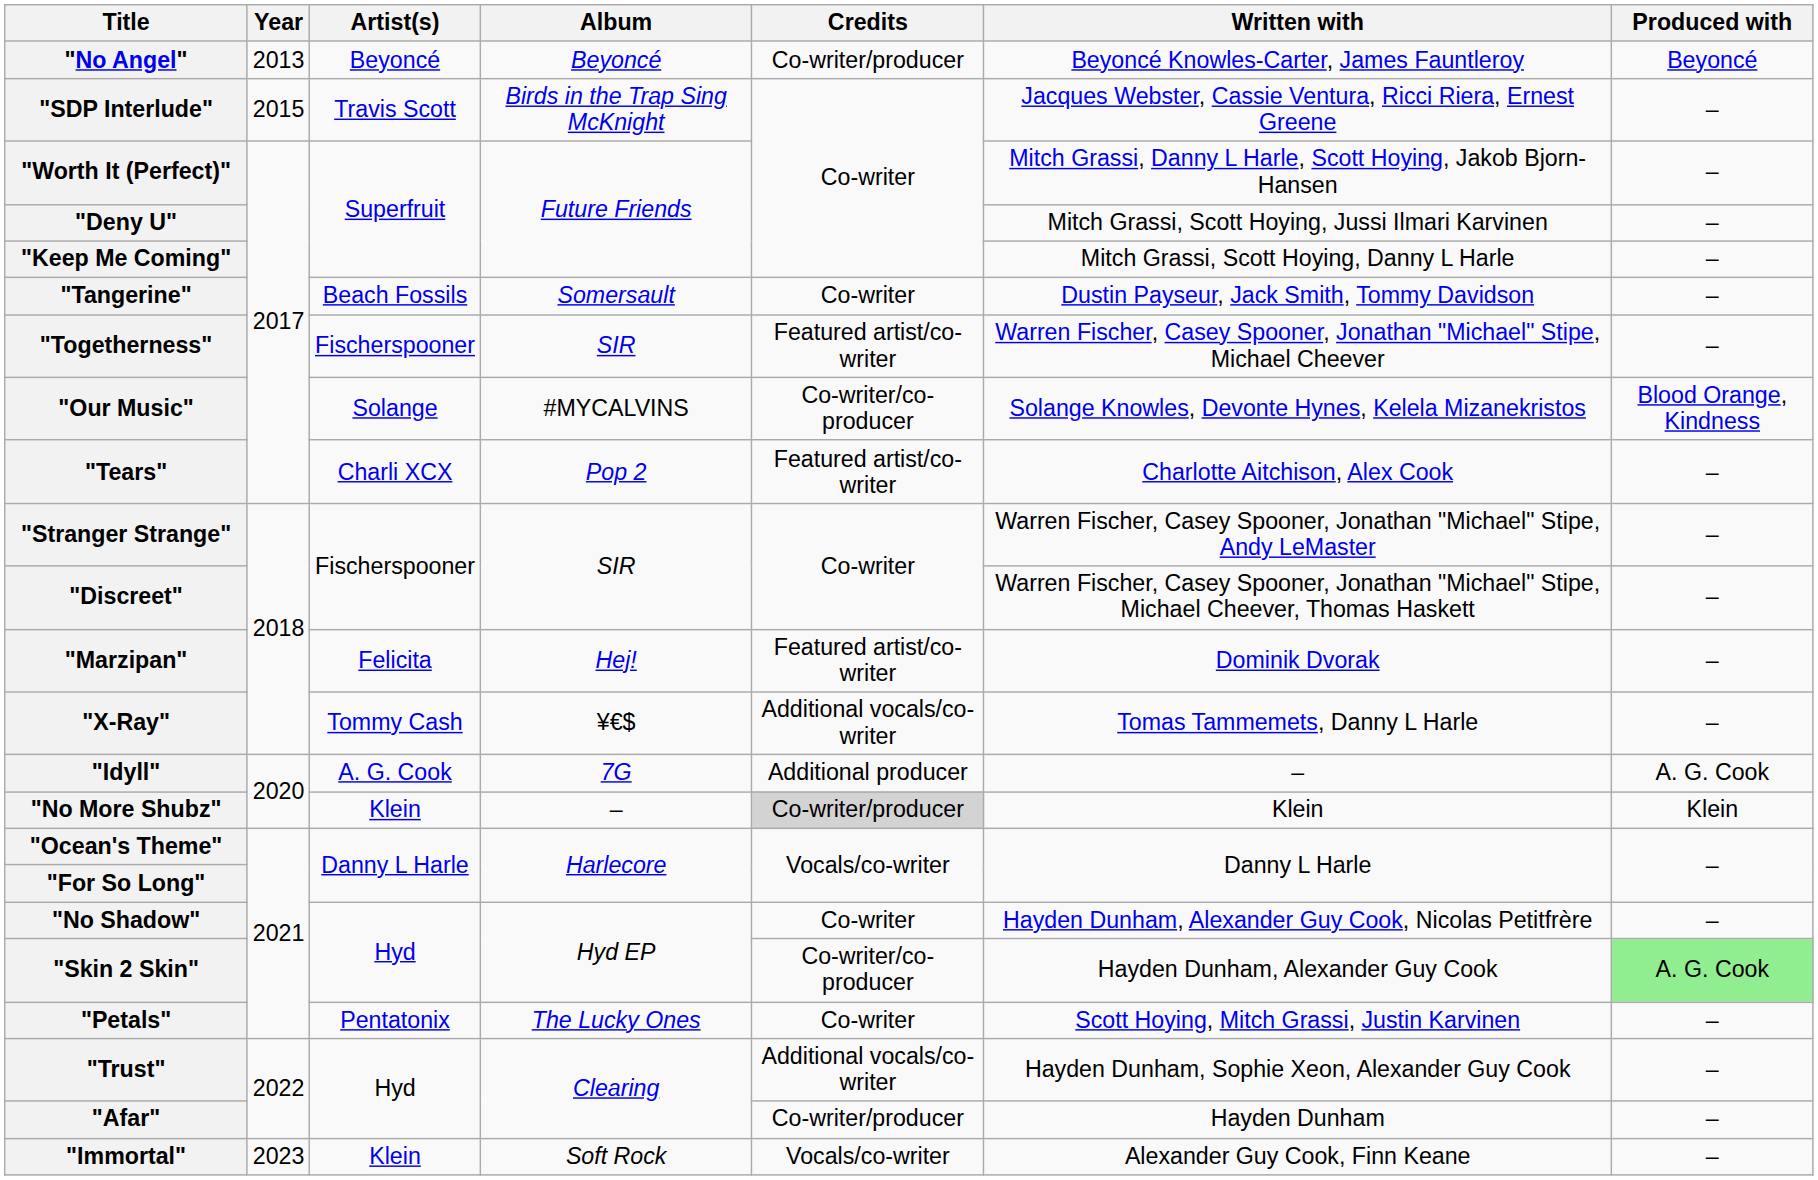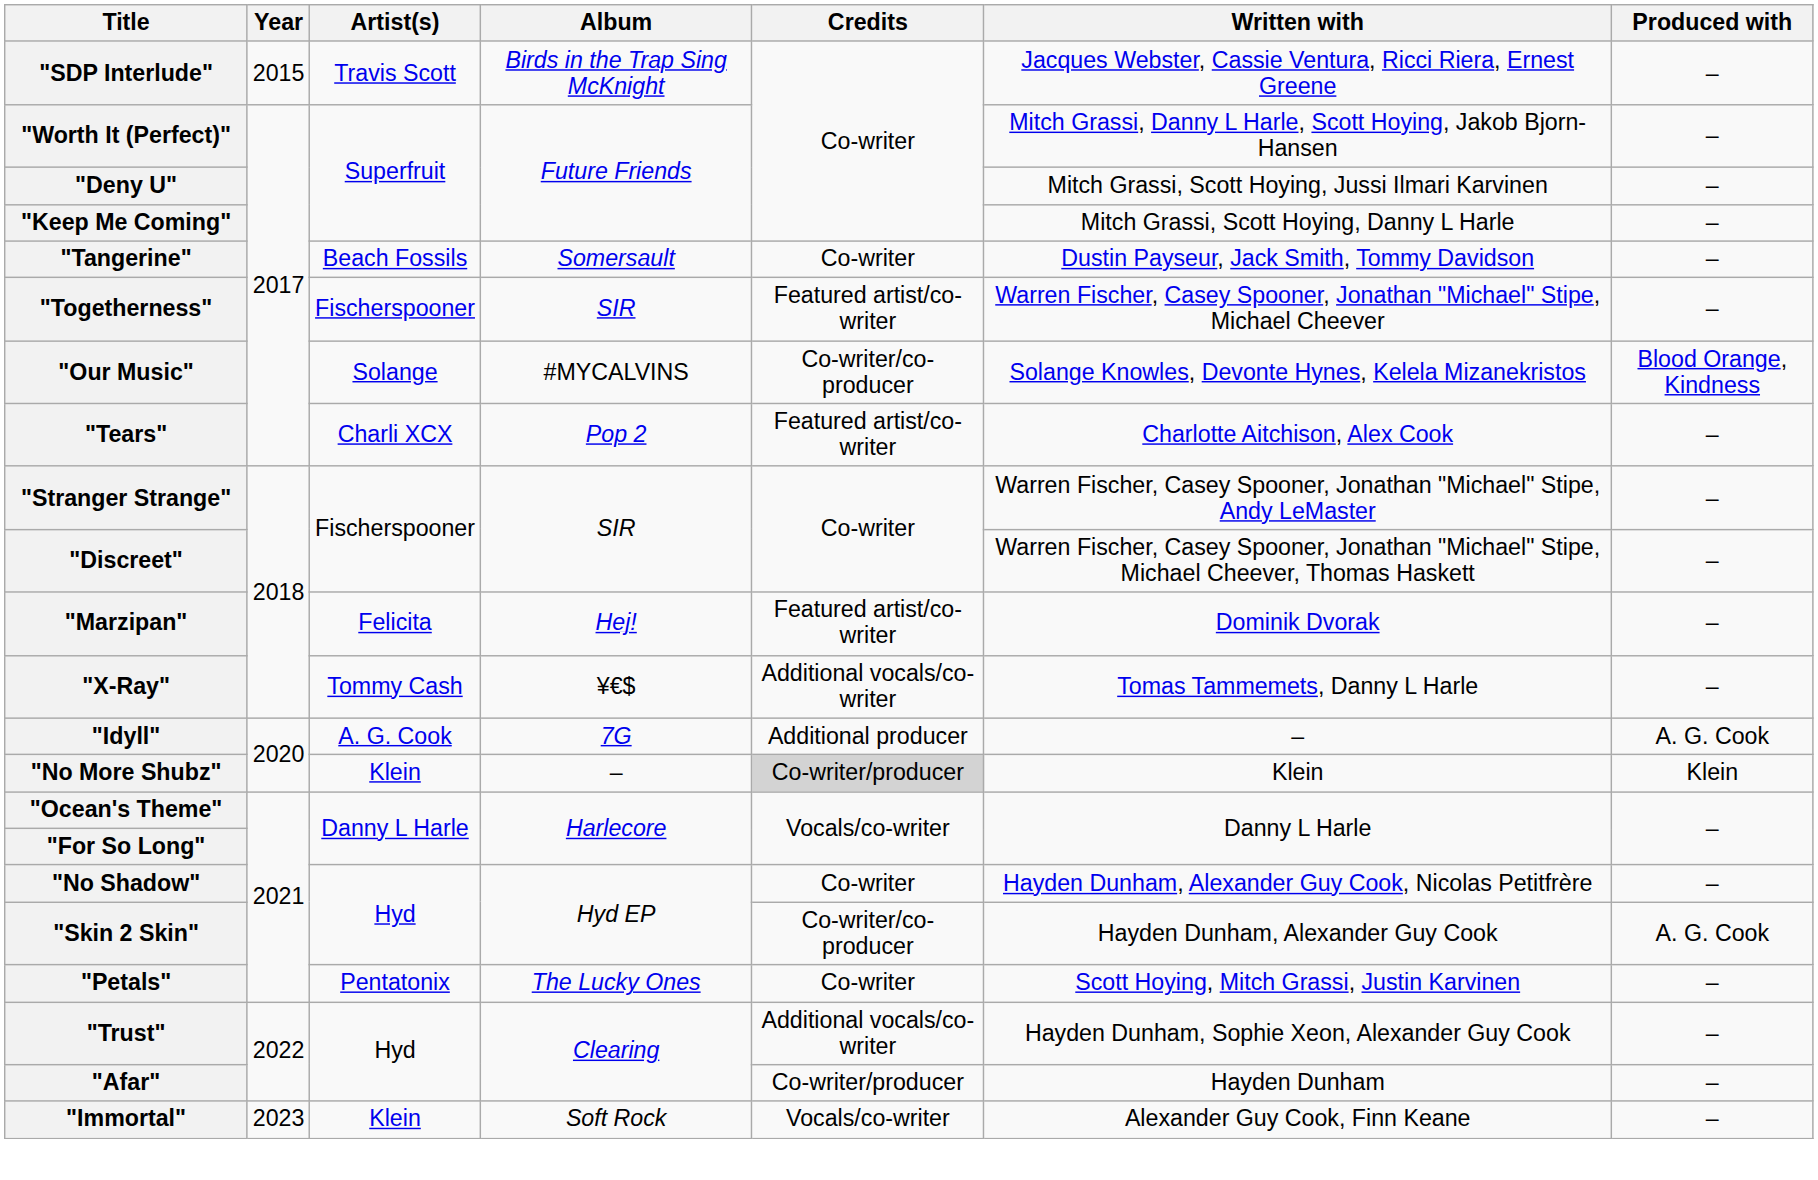- row: (126, 59)
(1712, 969) lightgreen background -> (1712, 933) no background
